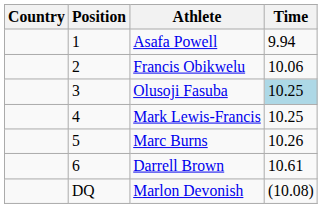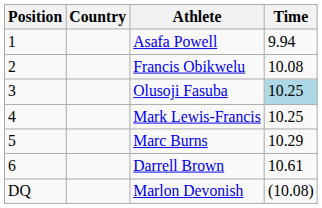columns swapped: (99, 16) <-> (36, 16)
(286, 66) 10.06 -> (286, 66) 10.08
(286, 141) 10.26 -> (286, 141) 10.29
